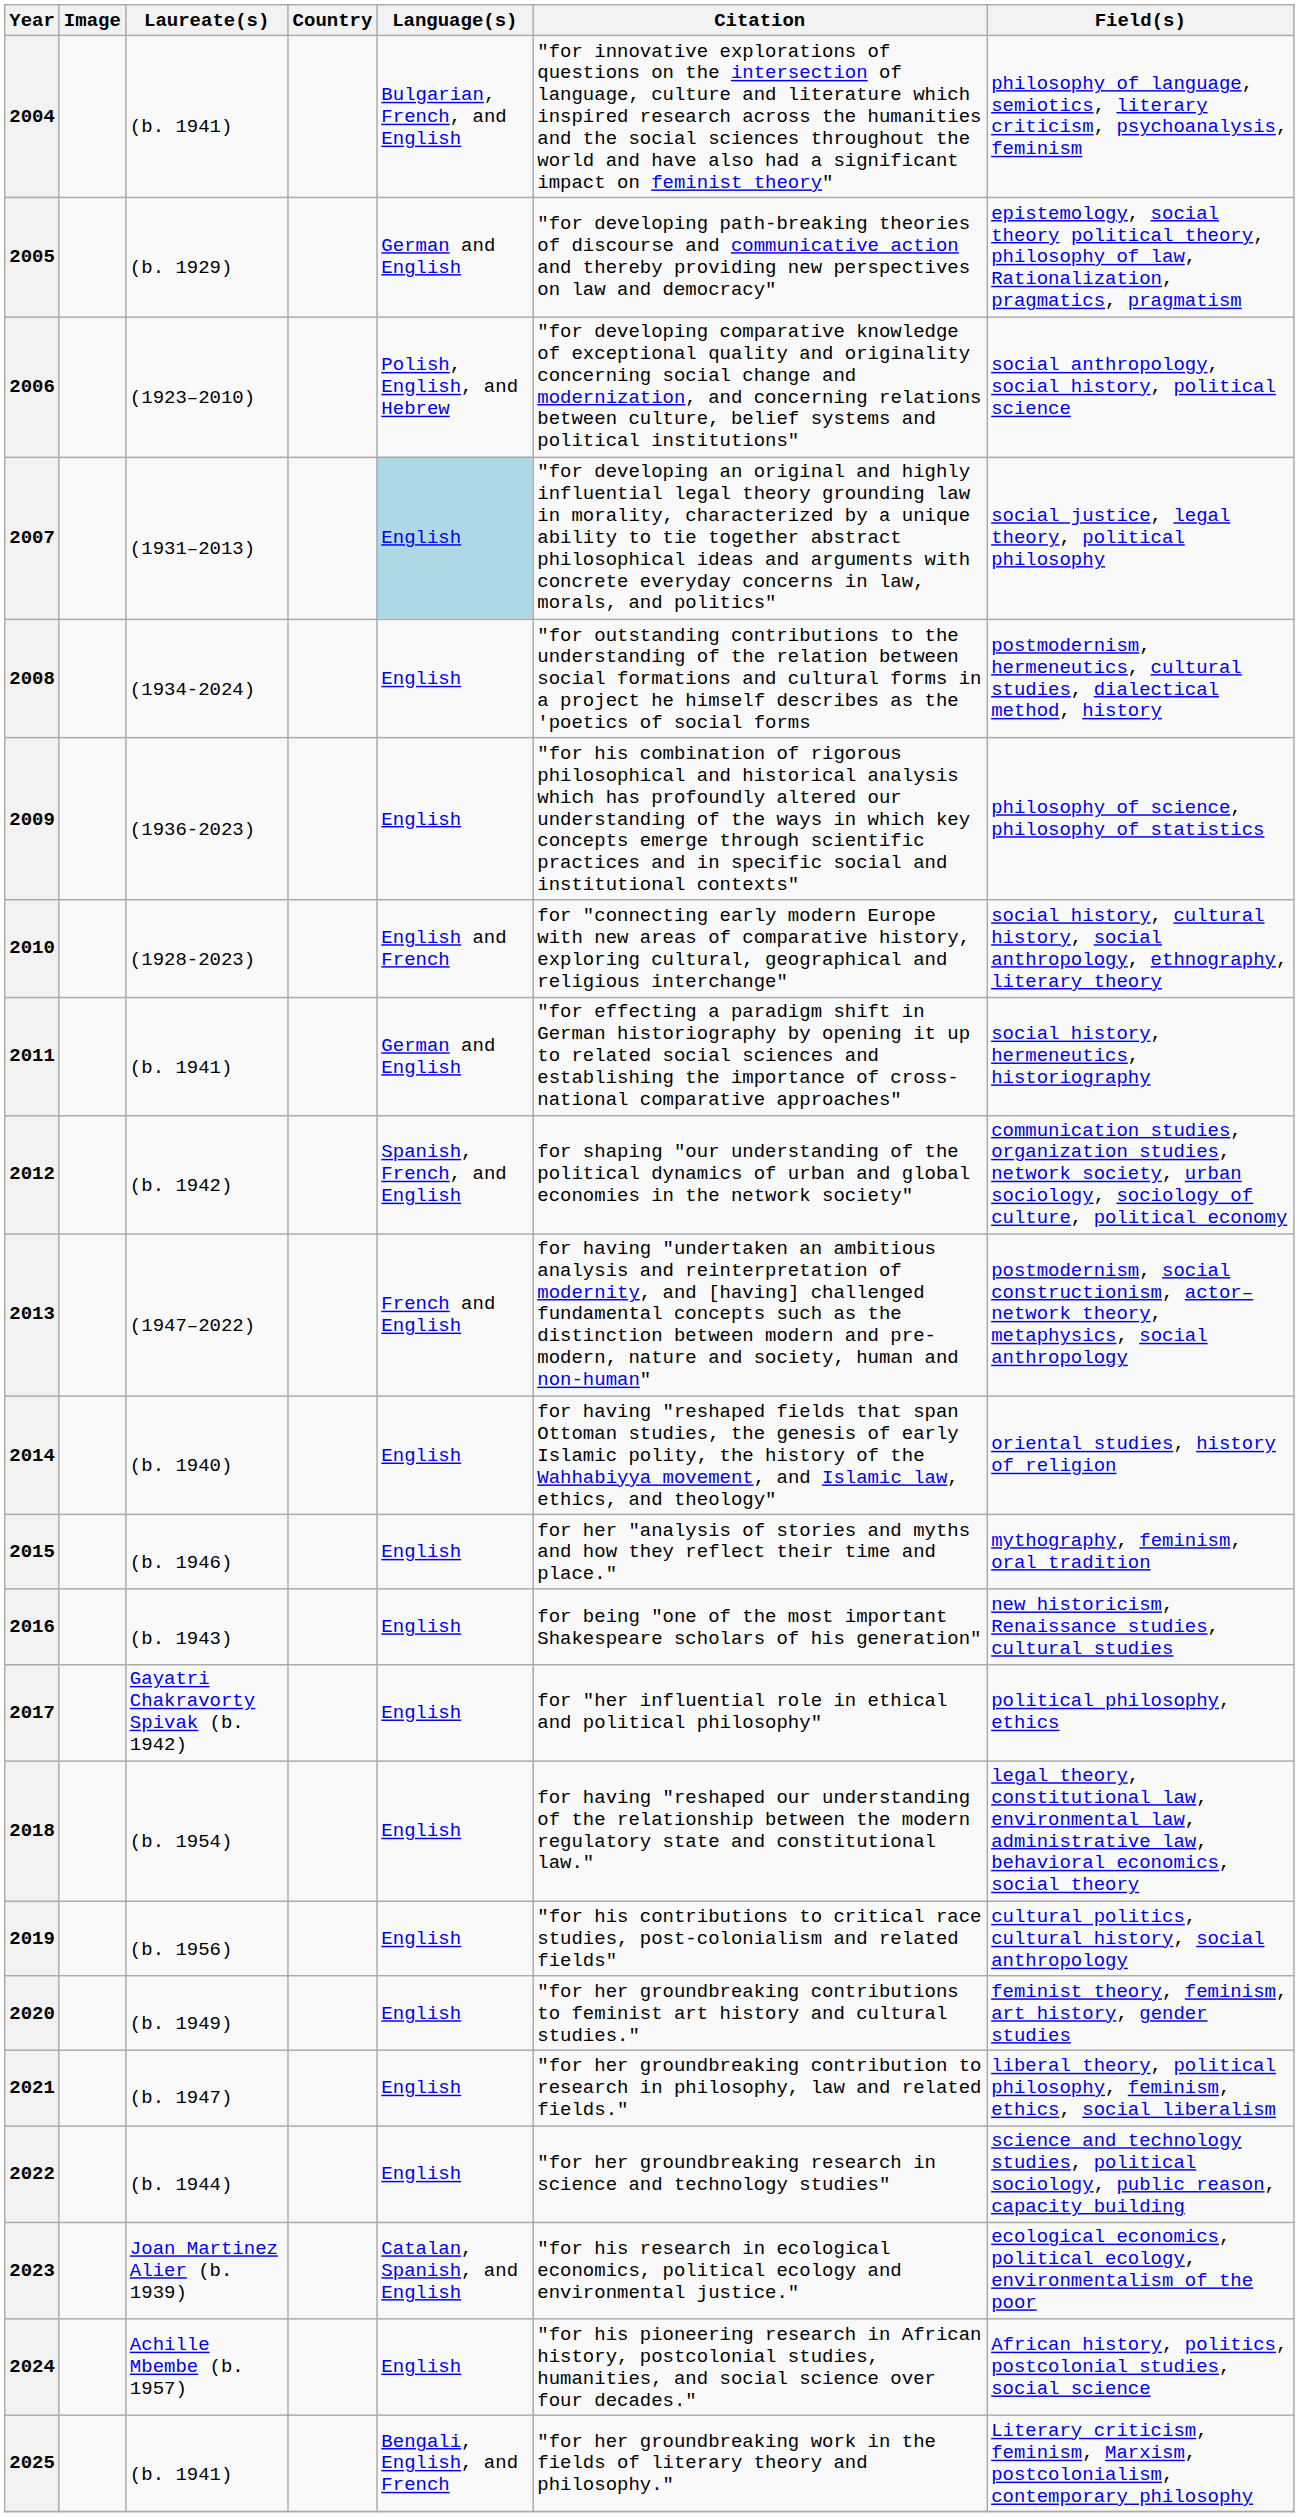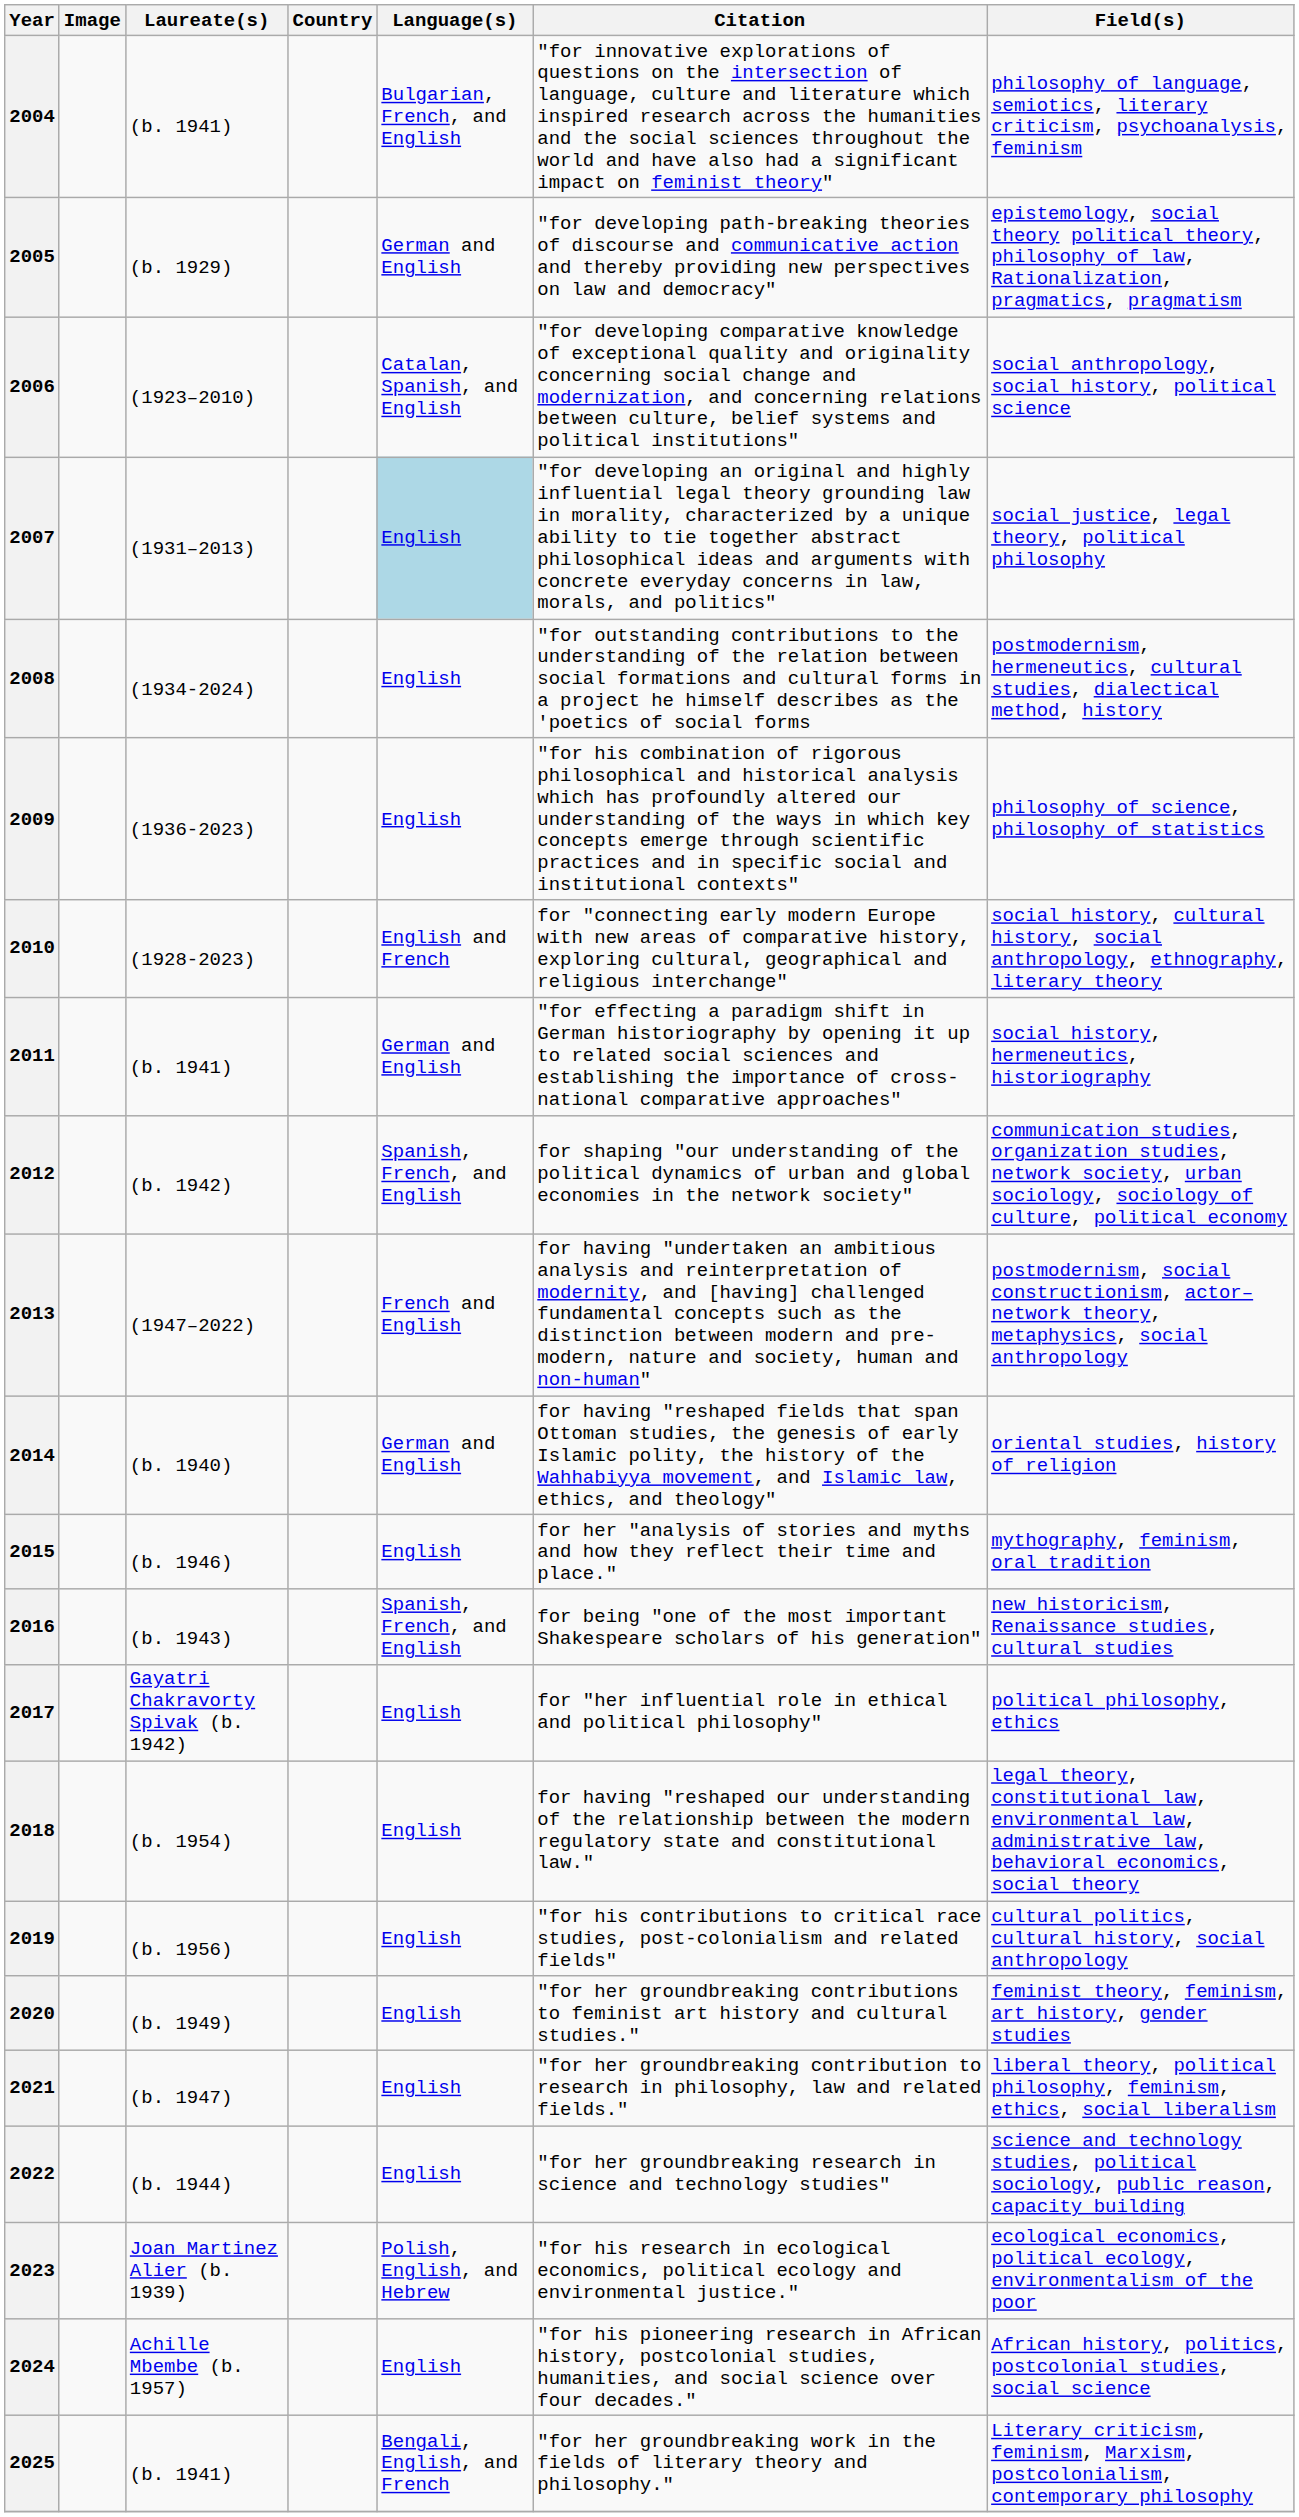(450, 387) Polish, English, and Hebrew -> (450, 387) Catalan, Spanish, and English
(421, 1455) English -> (438, 1455) German and English
(421, 1627) English -> (444, 1627) Spanish, French, and English
(450, 2270) Catalan, Spanish, and English -> (450, 2270) Polish, English, and Hebrew
